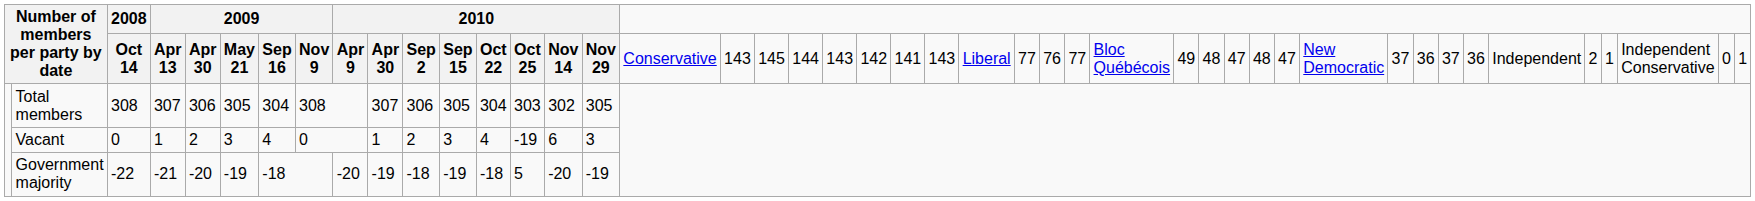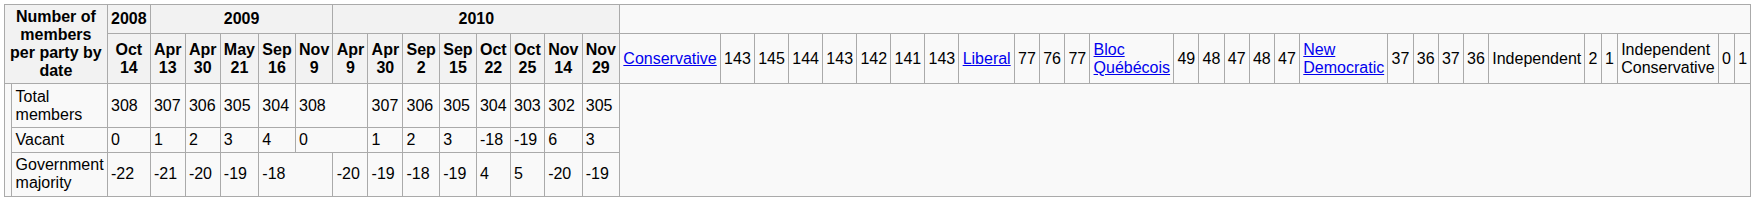(484, 139) 4 -> (492, 139) -18
(492, 174) -18 -> (484, 174) 4
